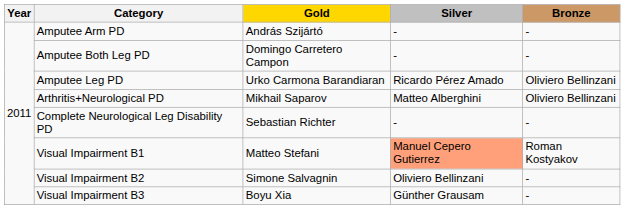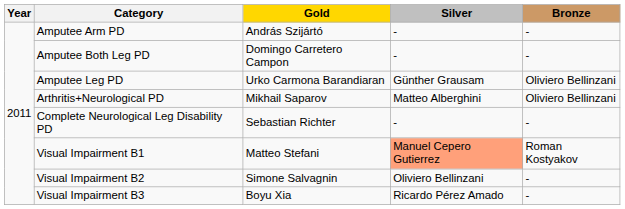(448, 80) Ricardo Pérez Amado -> (439, 80) Günther Grausam
(439, 195) Günther Grausam -> (448, 195) Ricardo Pérez Amado
